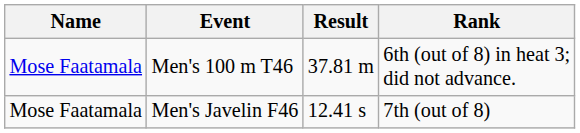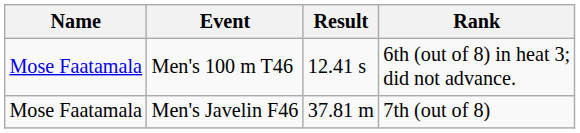(341, 66) 37.81 m -> (337, 66) 12.41 s
(337, 111) 12.41 s -> (341, 111) 37.81 m
